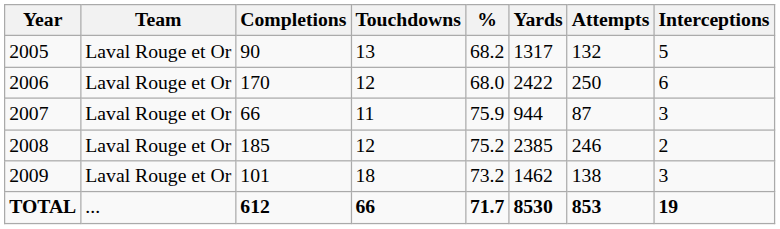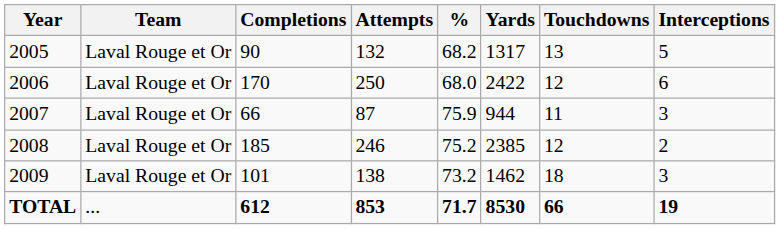columns swapped: (611, 20) <-> (408, 20)
